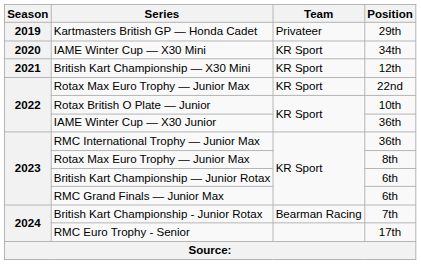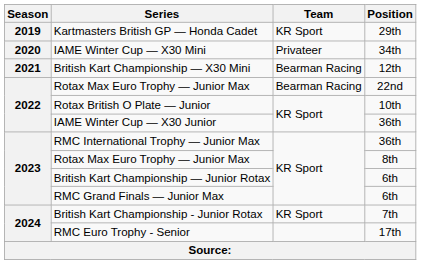(299, 31) Privateer -> (299, 31) KR Sport
(299, 50) KR Sport -> (299, 50) Privateer
(299, 68) KR Sport -> (319, 68) Bearman Racing
(299, 86) KR Sport -> (319, 86) Bearman Racing
(319, 214) Bearman Racing -> (299, 214) KR Sport
